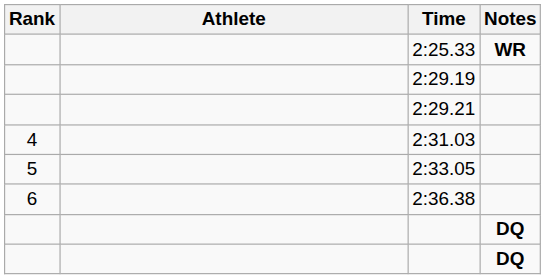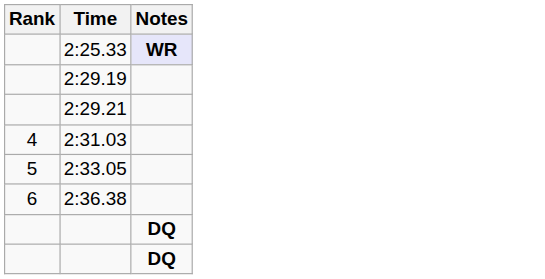- column: (234, 19)
(510, 49) no background -> (162, 49) lavender background
